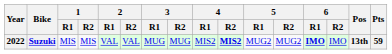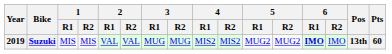(16, 42) 2022 -> (16, 42) 2019
(231, 42) bold -> (230, 42) normal
(378, 42) 59 -> (377, 42) 60
